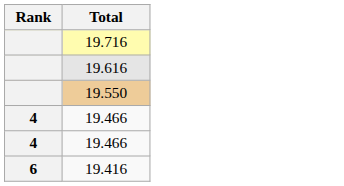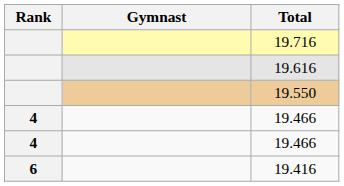+ column: (157, 17)
